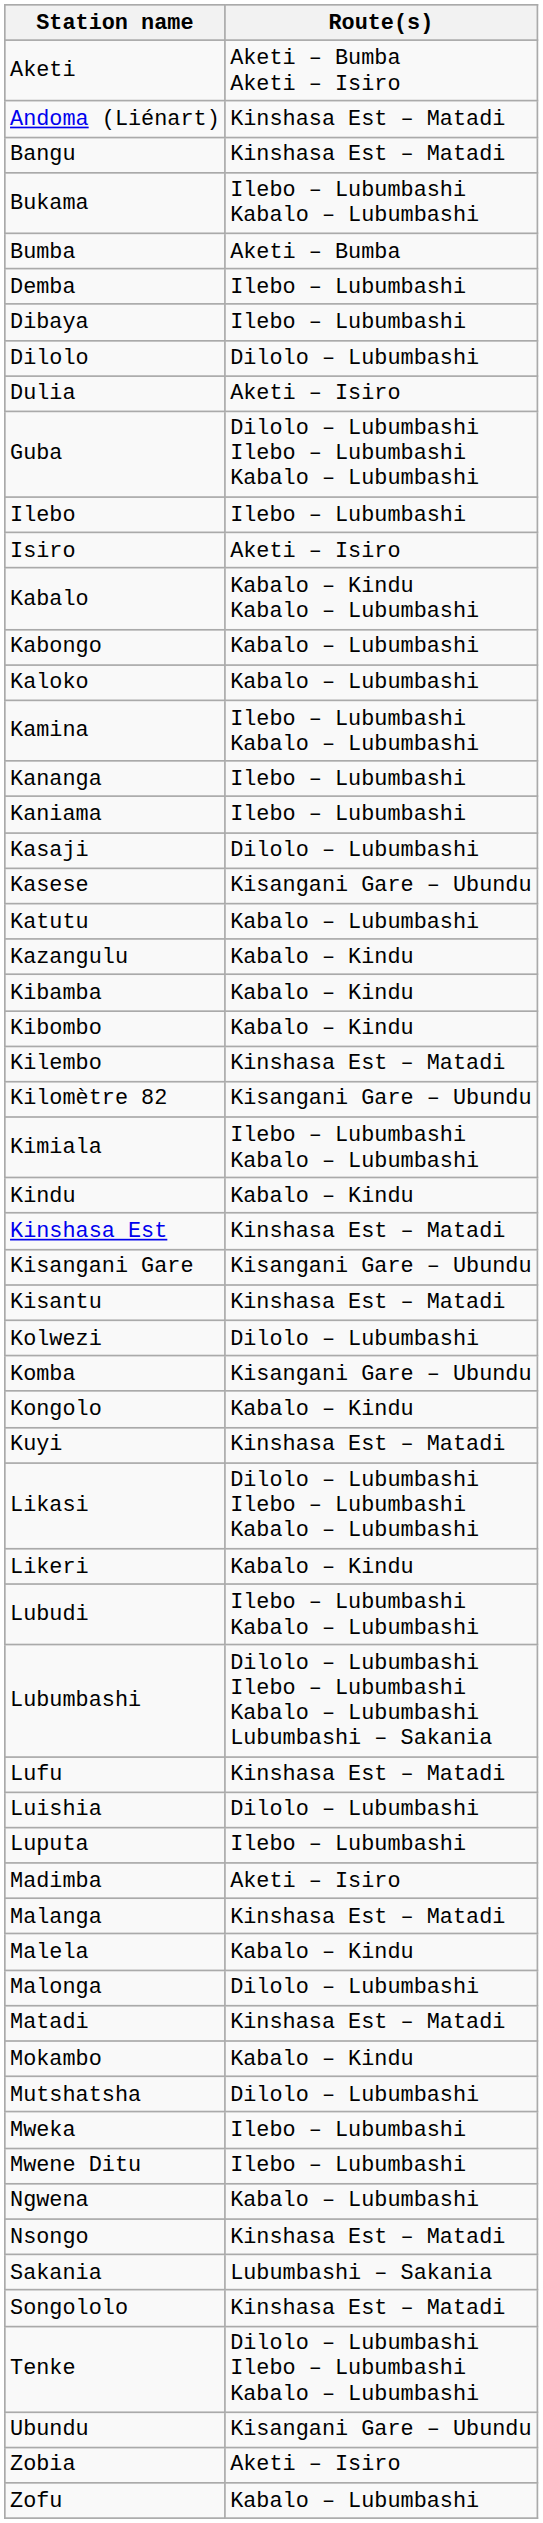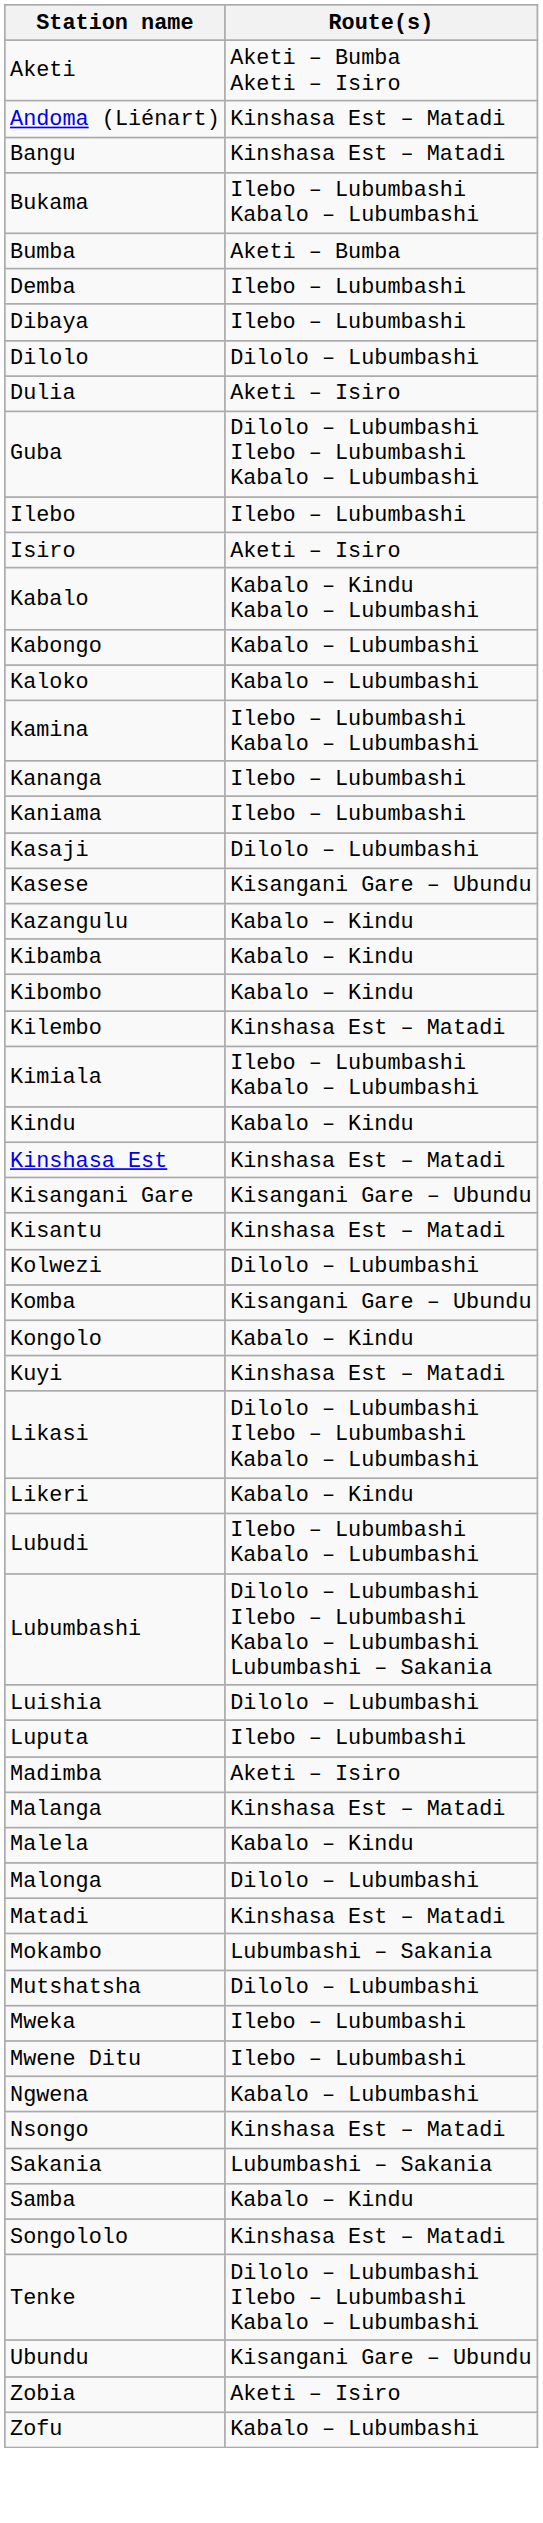- row: (49, 921)
- row: (89, 1099)
- row: (36, 1774)
(322, 2059) Kabalo – Kindu -> (361, 1952) Lubumbashi – Sakania
+ row: (43, 2201)
